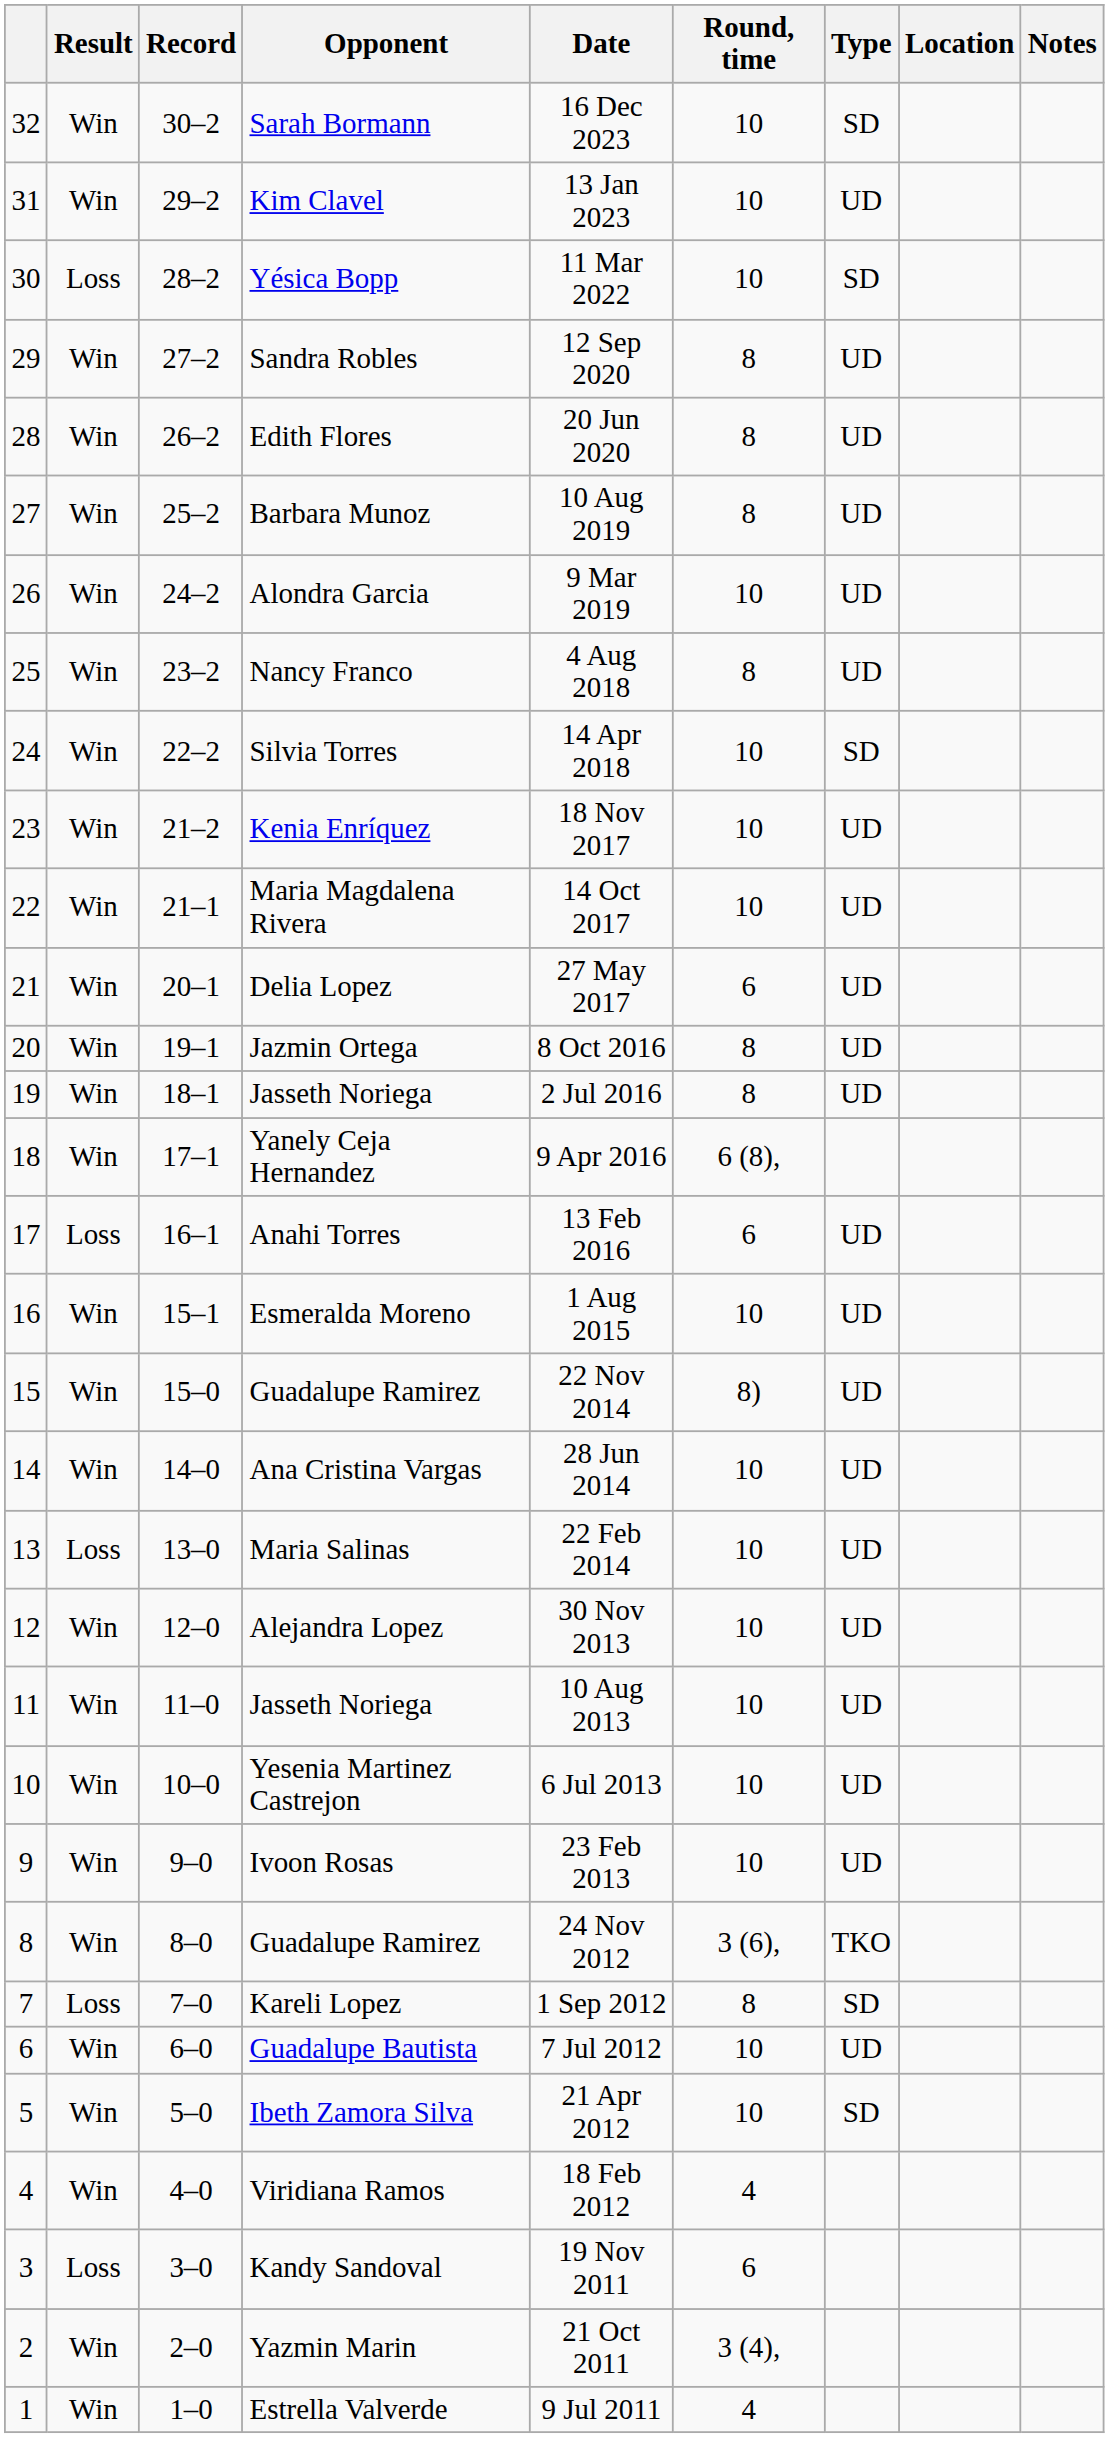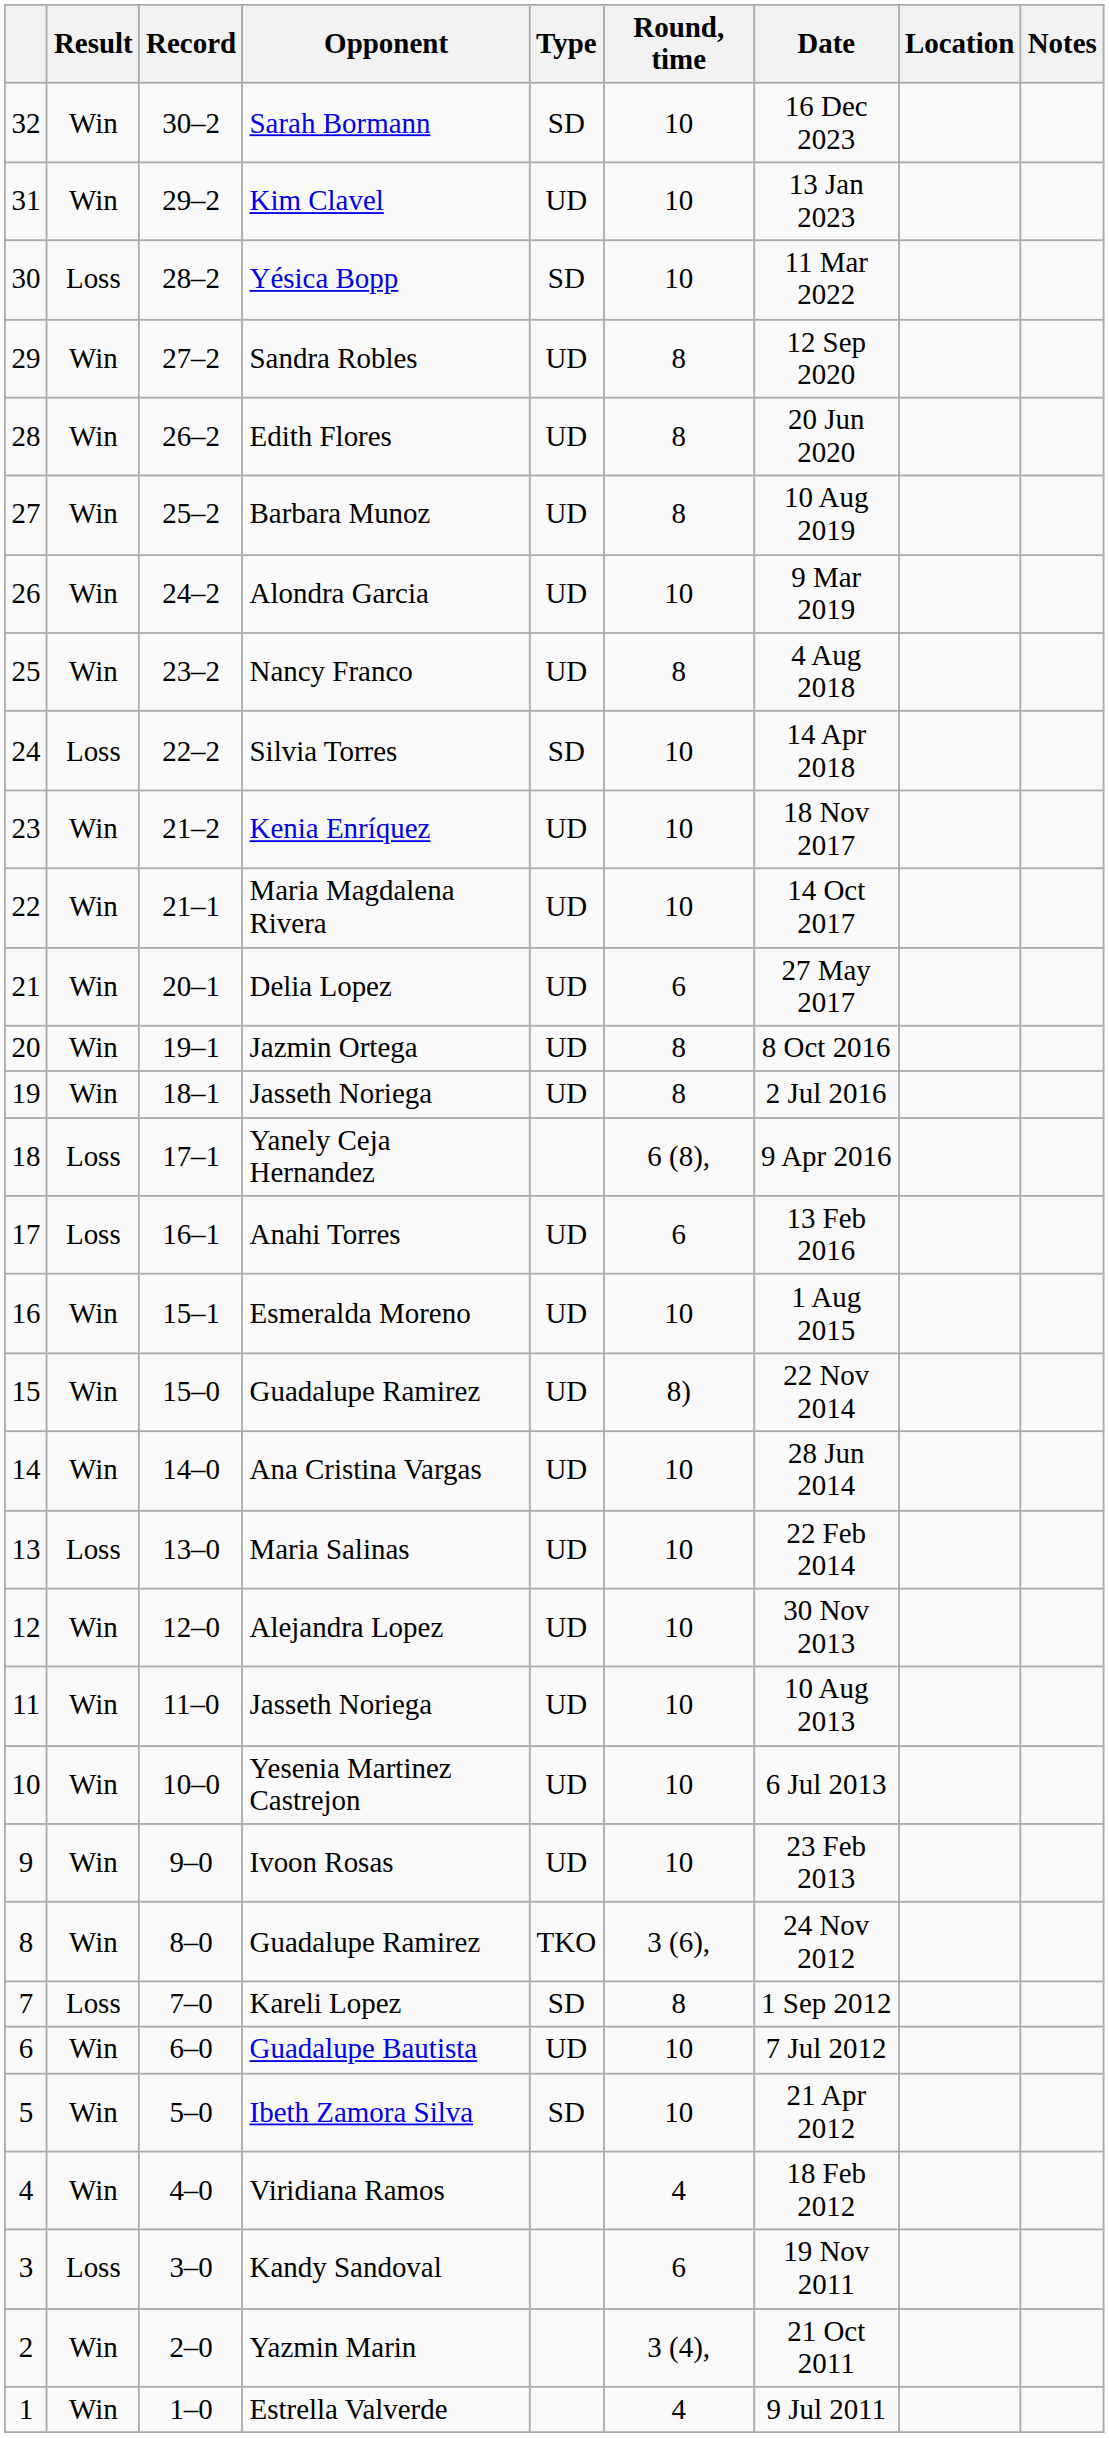columns swapped: (861, 43) <-> (601, 43)
(93, 750) Win -> (93, 750) Loss
(93, 1156) Win -> (93, 1156) Loss
